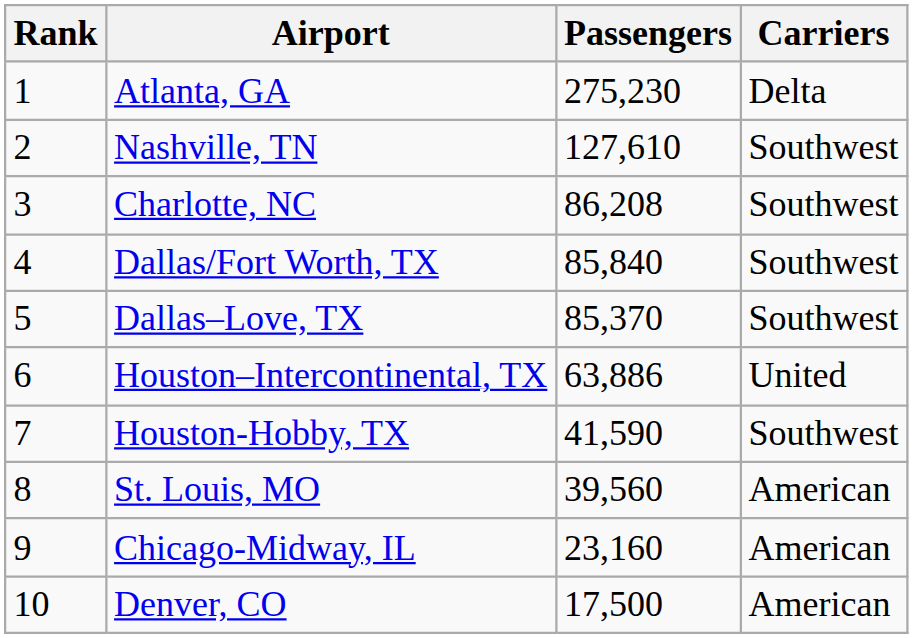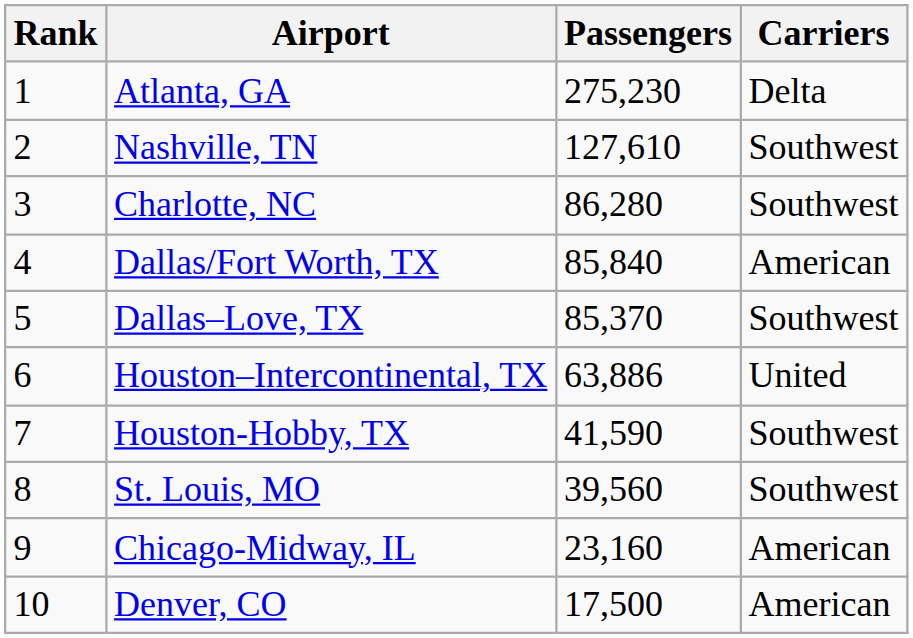(613, 204) 86,208 -> (613, 204) 86,280
(824, 261) Southwest -> (819, 261) American
(819, 489) American -> (824, 489) Southwest
